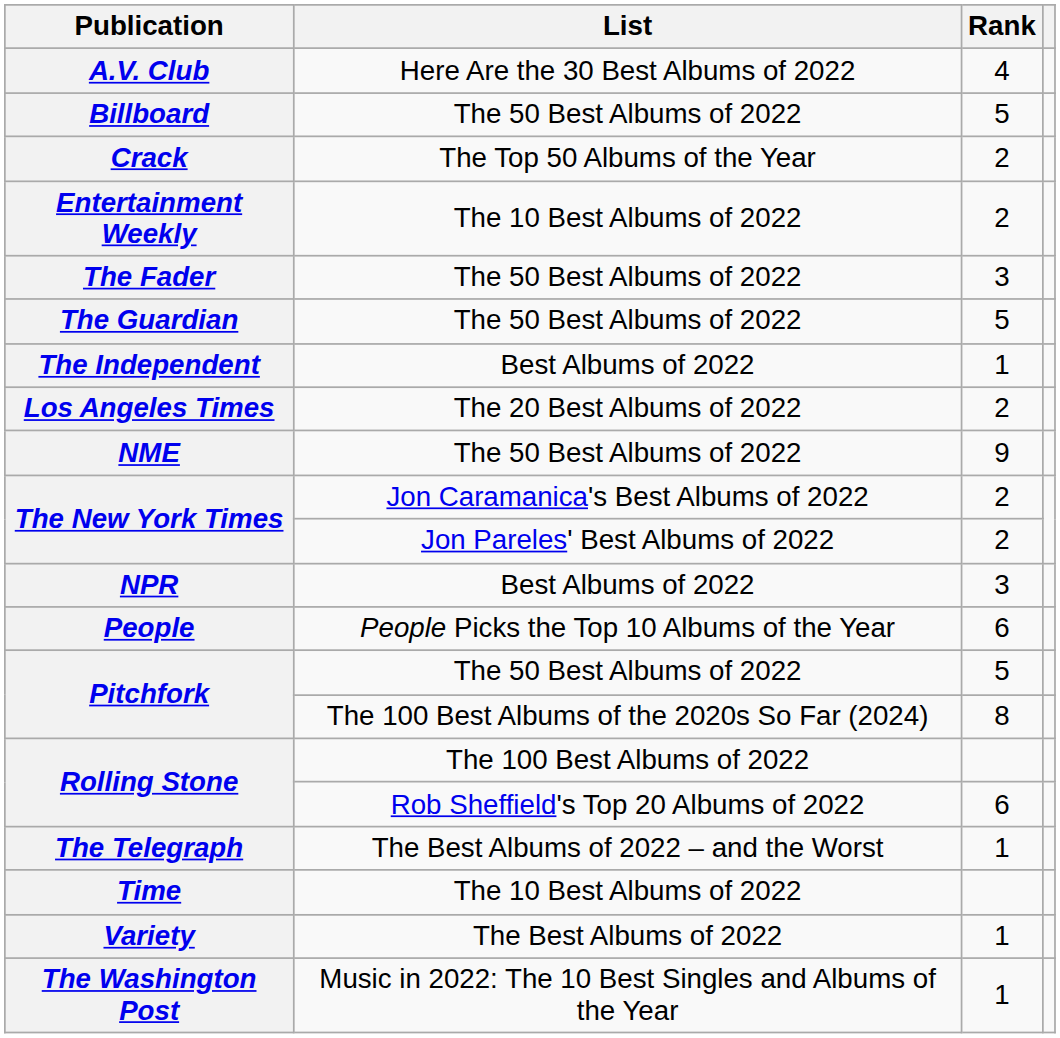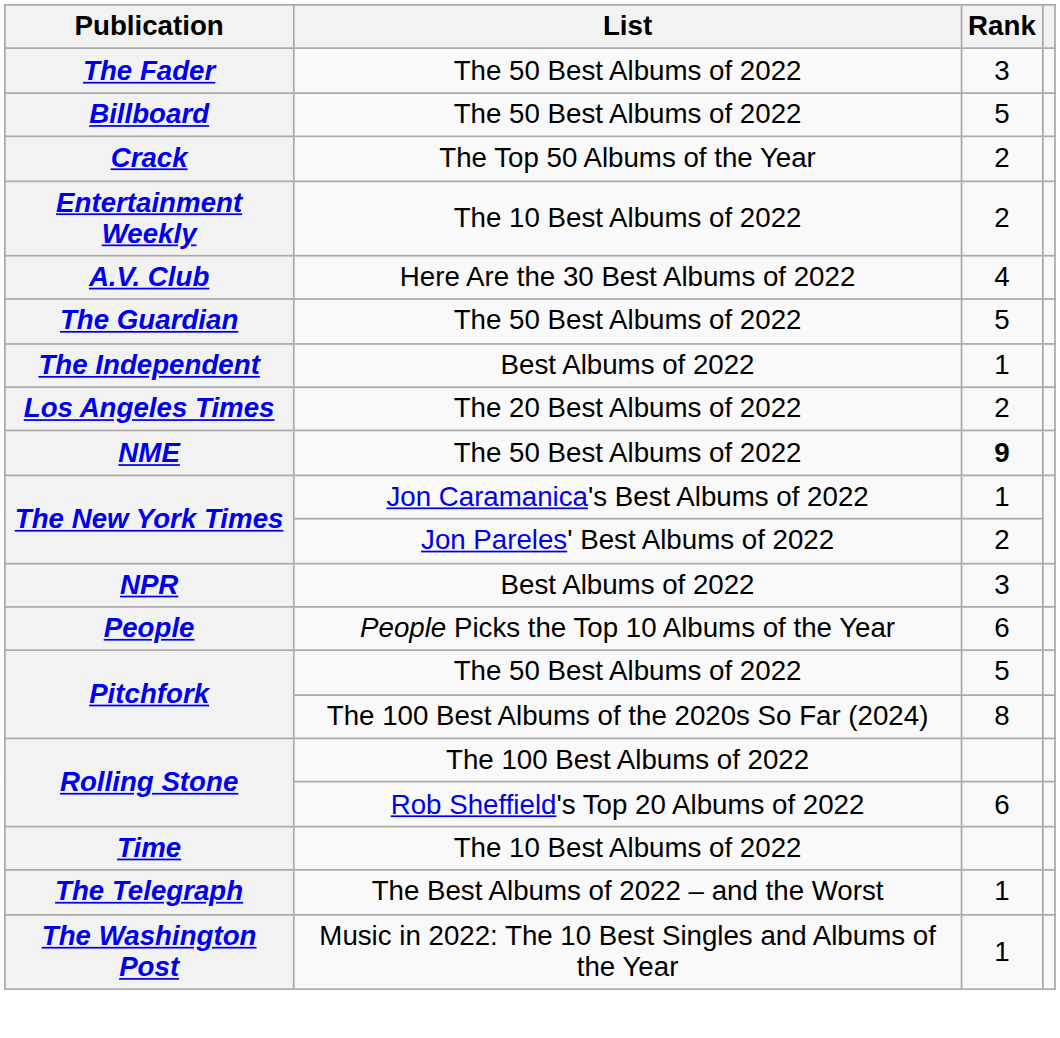rows swapped: (149, 70) <-> (149, 277)
(1002, 452) normal -> (1002, 452) bold
(1002, 496) 2 -> (1002, 496) 1
rows swapped: (149, 847) <-> (149, 891)
- row: (149, 935)
